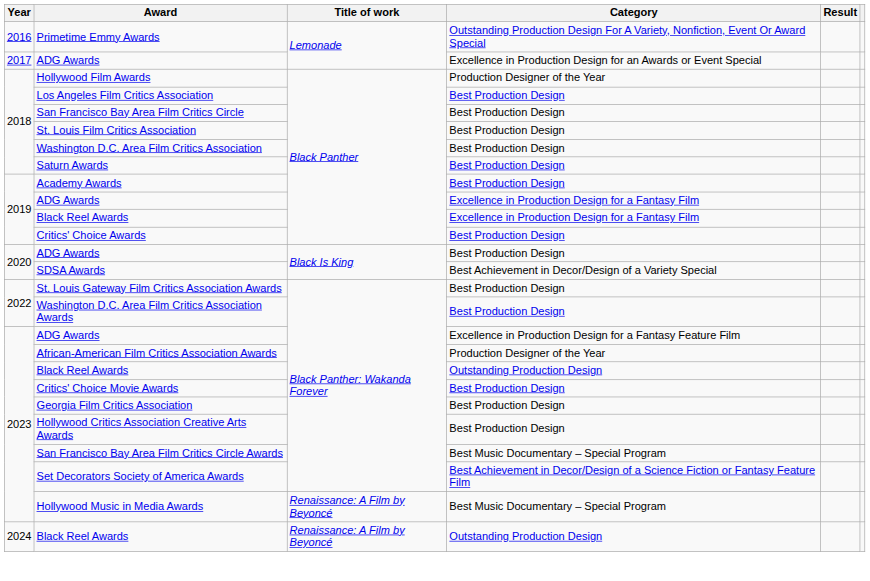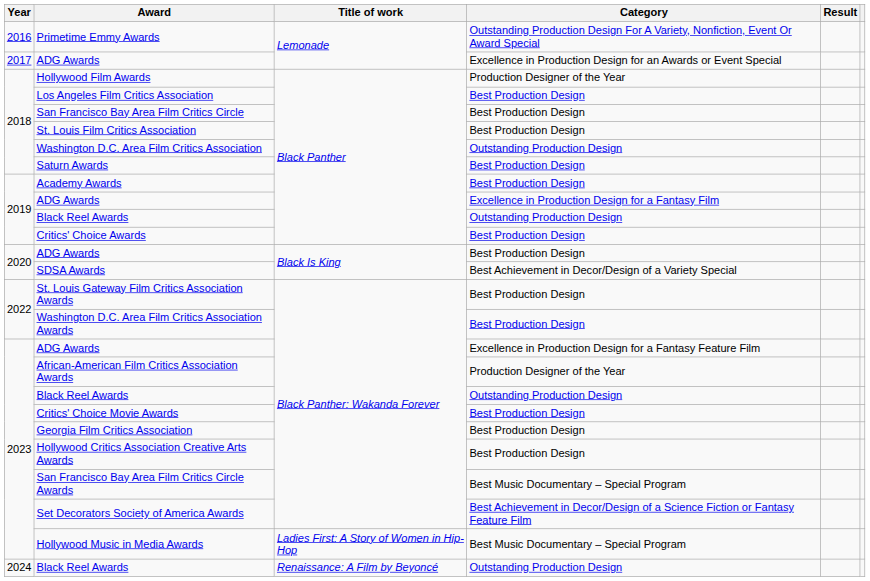(507, 148) Best Production Design -> (546, 148) Outstanding Production Design
(574, 218) Excellence in Production Design for a Fantasy Film -> (546, 218) Outstanding Production Design
(347, 506) Renaissance: A Film by Beyoncé -> (370, 544) Ladies First: A Story of Women in Hip-Hop
